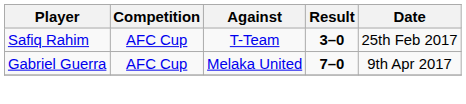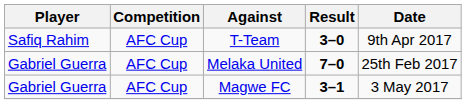(410, 40) 25th Feb 2017 -> (410, 40) 9th Apr 2017
(410, 64) 9th Apr 2017 -> (410, 64) 25th Feb 2017
+ row: (255, 87)
